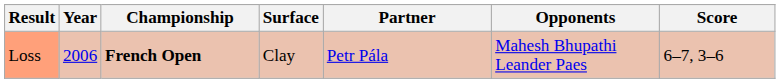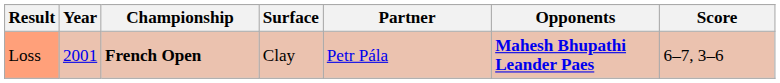(80, 54) 2006 -> (80, 54) 2001
(556, 54) normal -> (561, 54) bold
